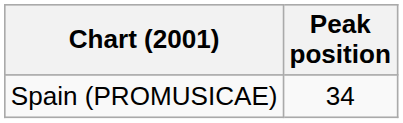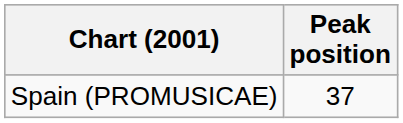(340, 95) 34 -> (340, 95) 37
